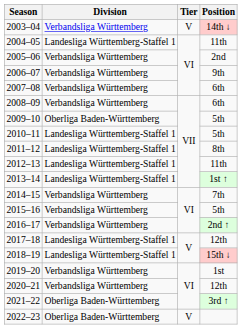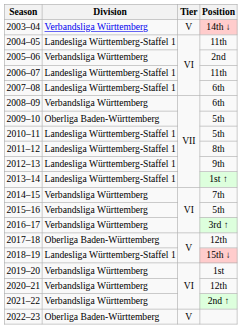(96, 73) Verbandsliga Württemberg -> (110, 73) Landesliga Württemberg-Staffel 1
(219, 73) 9th -> (219, 73) 11th
(96, 88) Verbandsliga Württemberg -> (110, 88) Landesliga Württemberg-Staffel 1
(219, 164) 11th -> (219, 164) 9th
(219, 225) 2nd ↑ -> (219, 225) 3rd ↑
(110, 240) Landesliga Württemberg-Staffel 1 -> (102, 240) Oberliga Baden-Württemberg
(102, 301) Oberliga Baden-Württemberg -> (96, 301) Verbandsliga Württemberg
(219, 301) 3rd ↑ -> (219, 301) 2nd ↑
